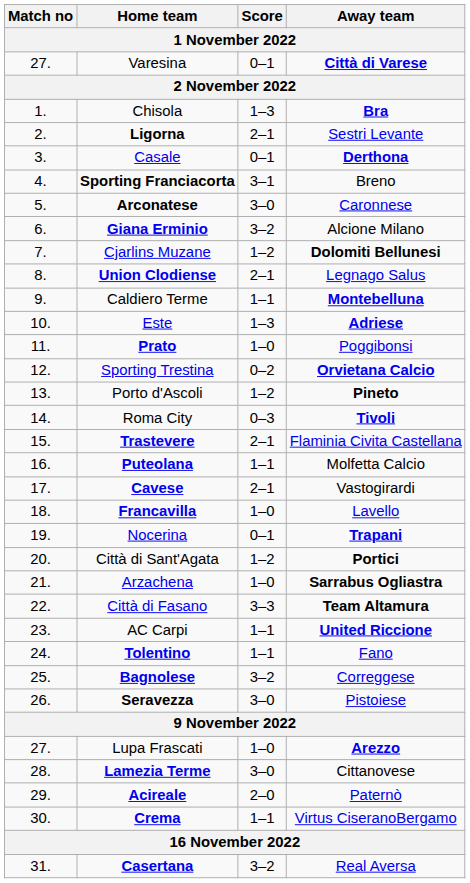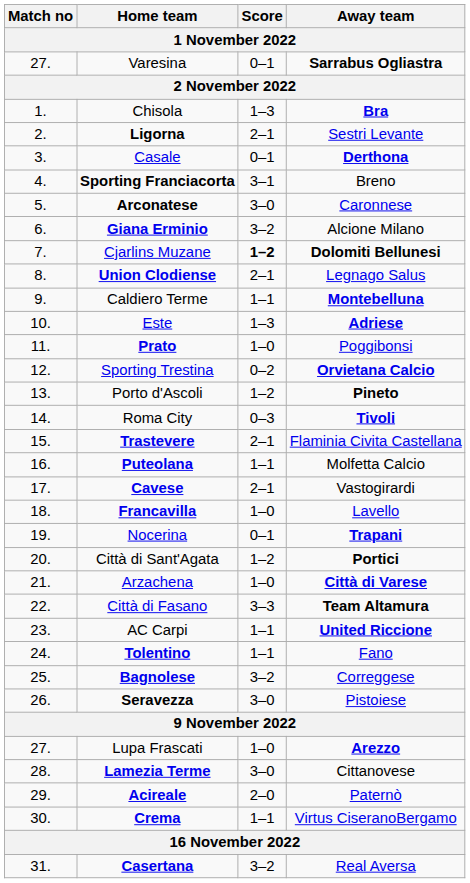(376, 63) Città di Varese -> (376, 63) Sarrabus Ogliastra
(262, 252) normal -> (262, 252) bold
(376, 582) Sarrabus Ogliastra -> (376, 582) Città di Varese
